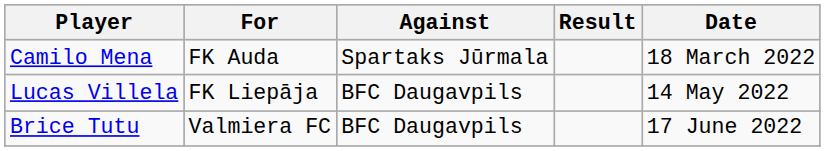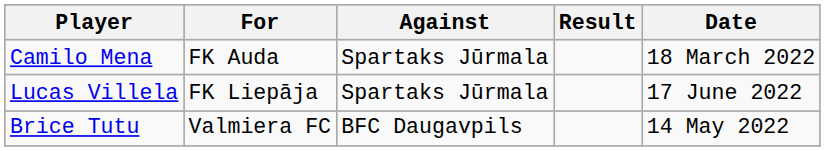(432, 93) BFC Daugavpils -> (445, 93) Spartaks Jūrmala
(718, 93) 14 May 2022 -> (725, 93) 17 June 2022
(725, 128) 17 June 2022 -> (718, 128) 14 May 2022
